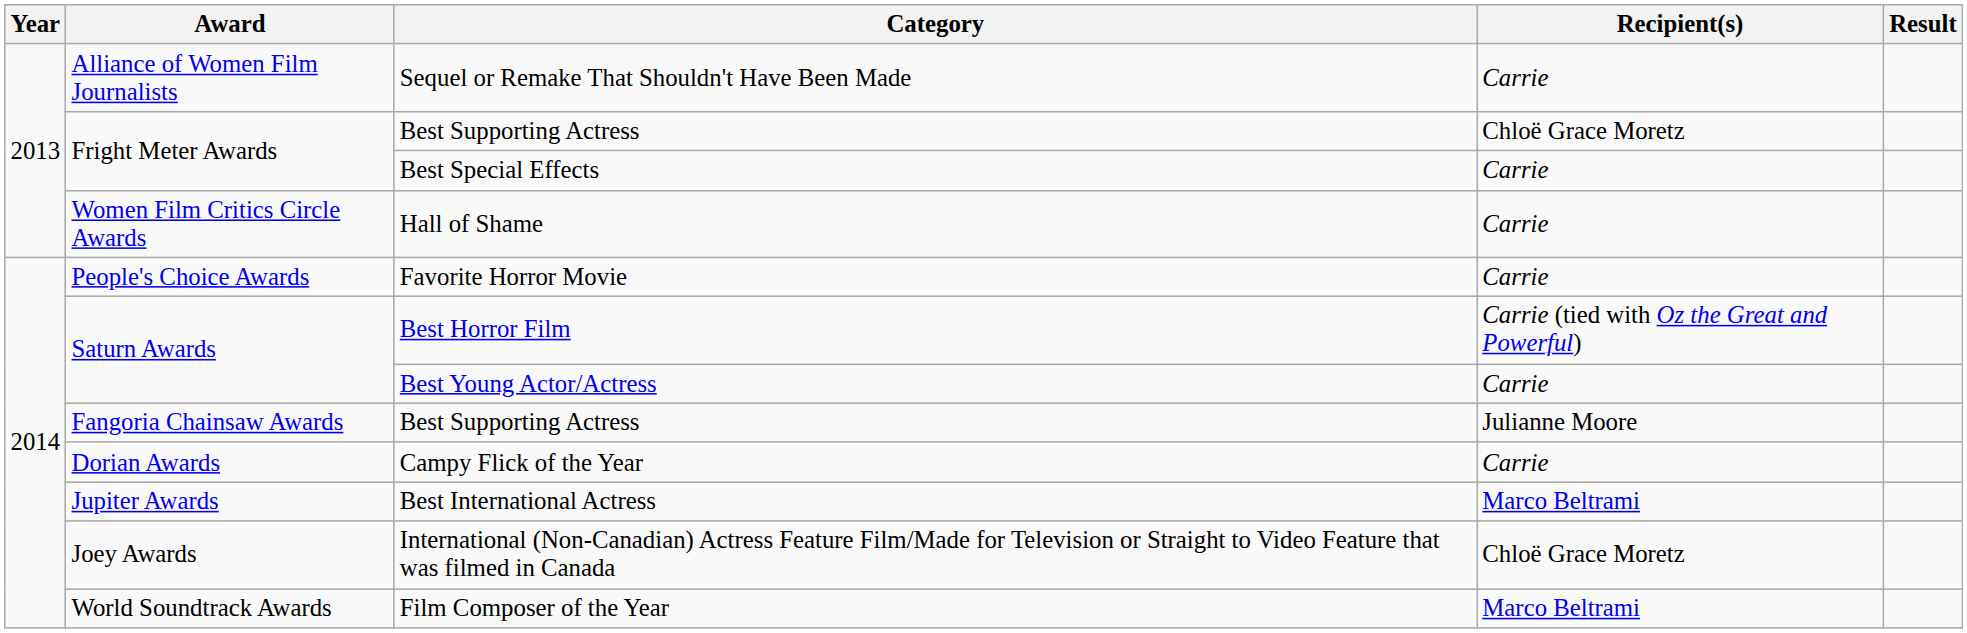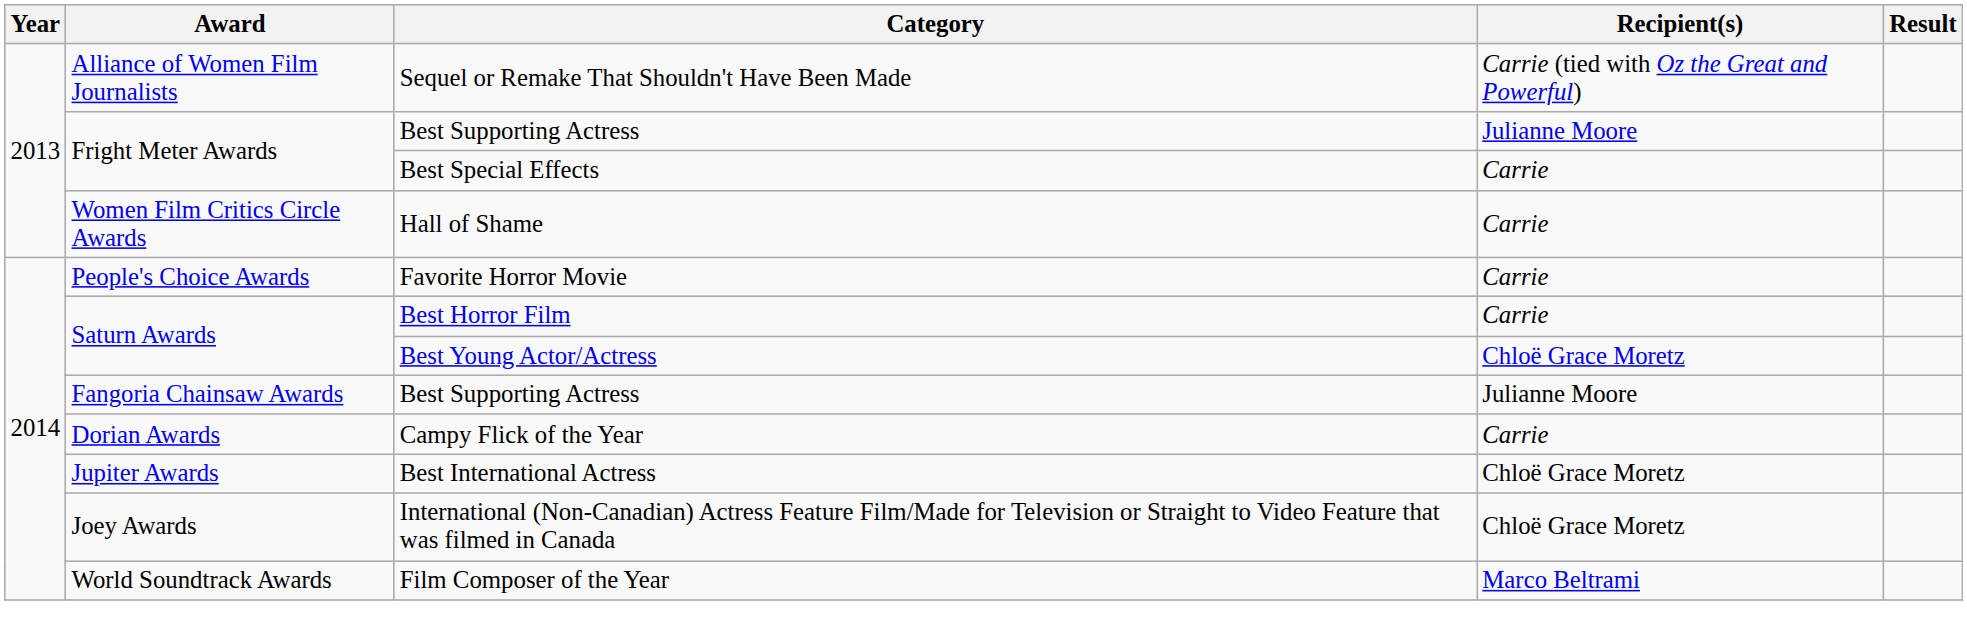(1515, 77) Carrie -> (1655, 77) Carrie (tied with Oz the Great and Powerful)
(1584, 130) Chloë Grace Moretz -> (1560, 130) Julianne Moore
(1655, 329) Carrie (tied with Oz the Great and Powerful) -> (1515, 315) Carrie
(1515, 383) Carrie -> (1584, 355) Chloë Grace Moretz
(1561, 501) Marco Beltrami -> (1584, 473) Chloë Grace Moretz
